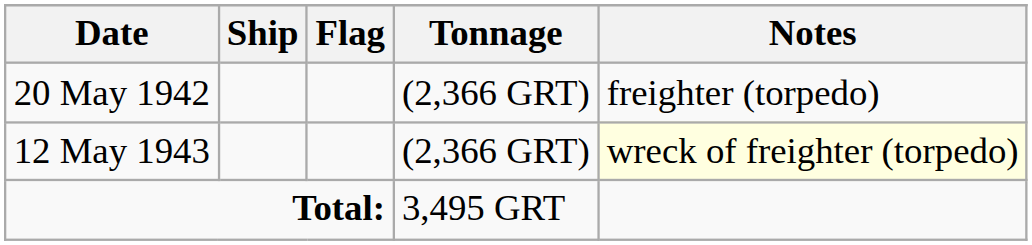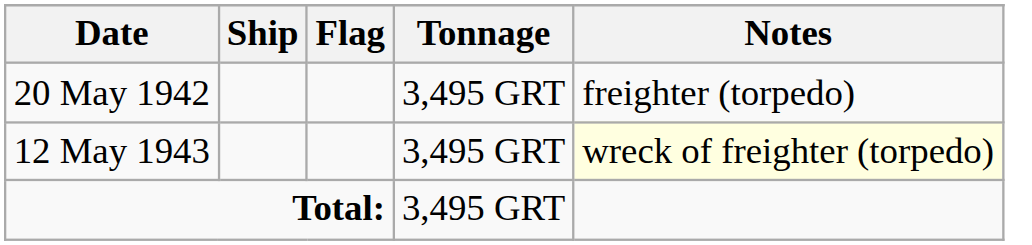(496, 92) (2,366 GRT) -> (484, 92) 3,495 GRT
(496, 150) (2,366 GRT) -> (484, 150) 3,495 GRT
